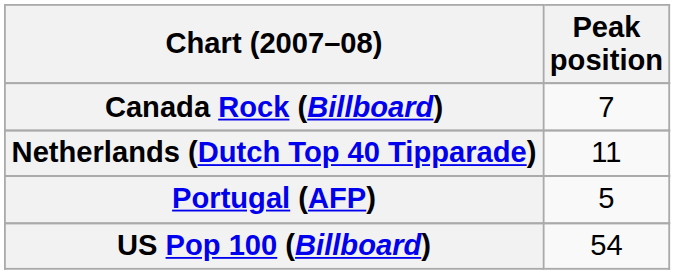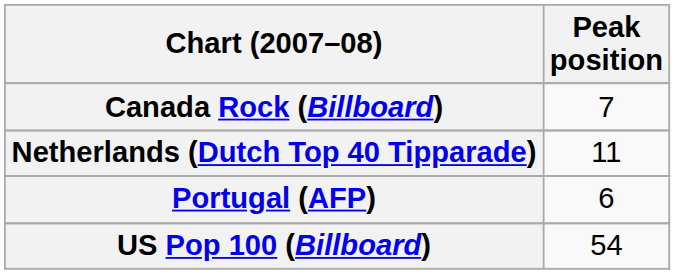(606, 198) 5 -> (606, 198) 6
